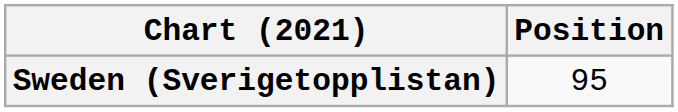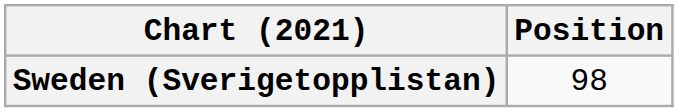(589, 81) 95 -> (589, 81) 98
